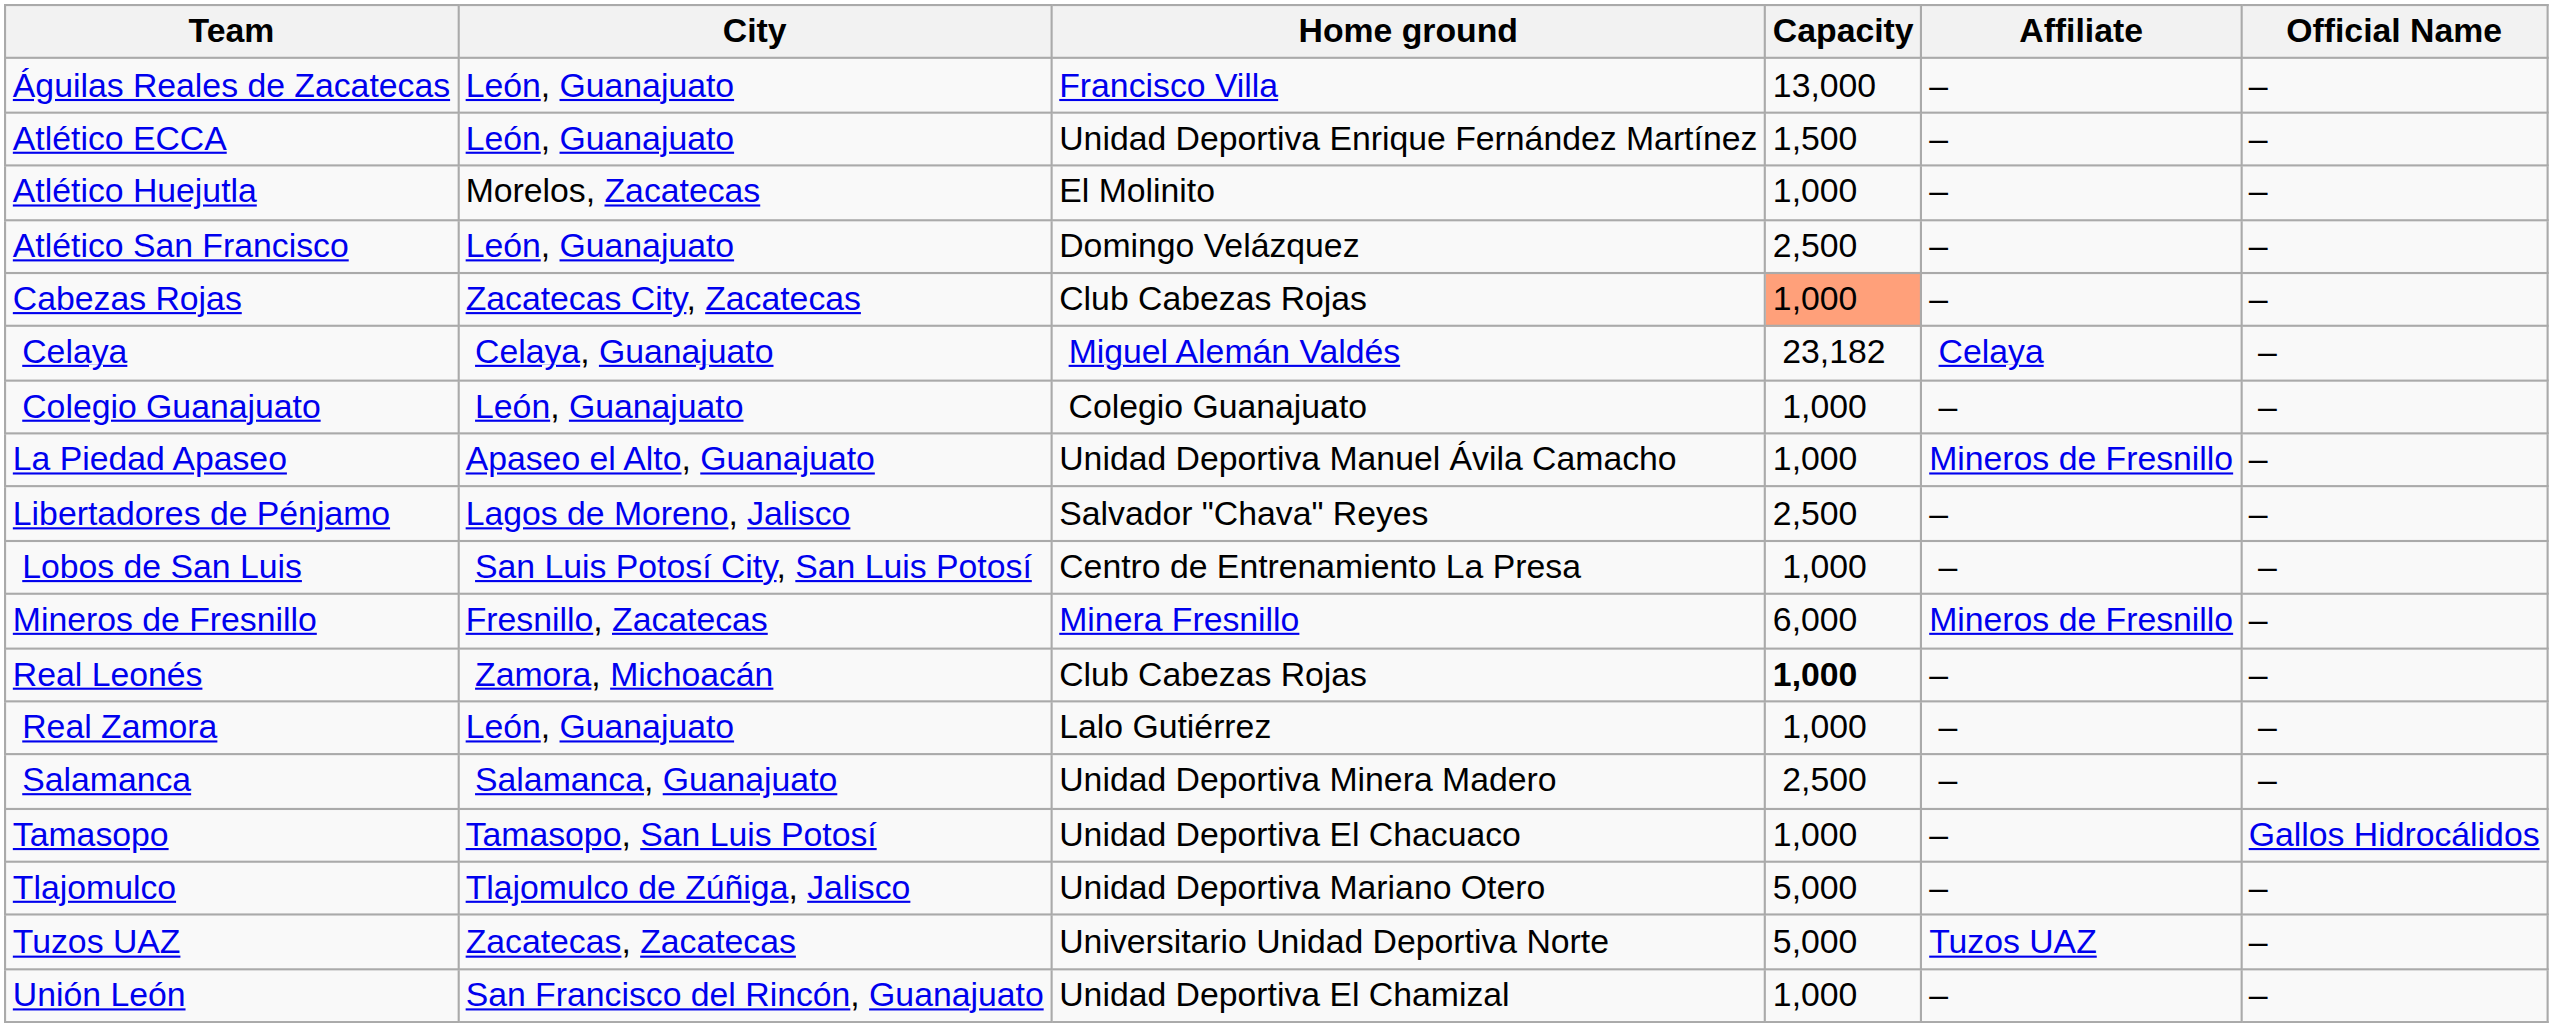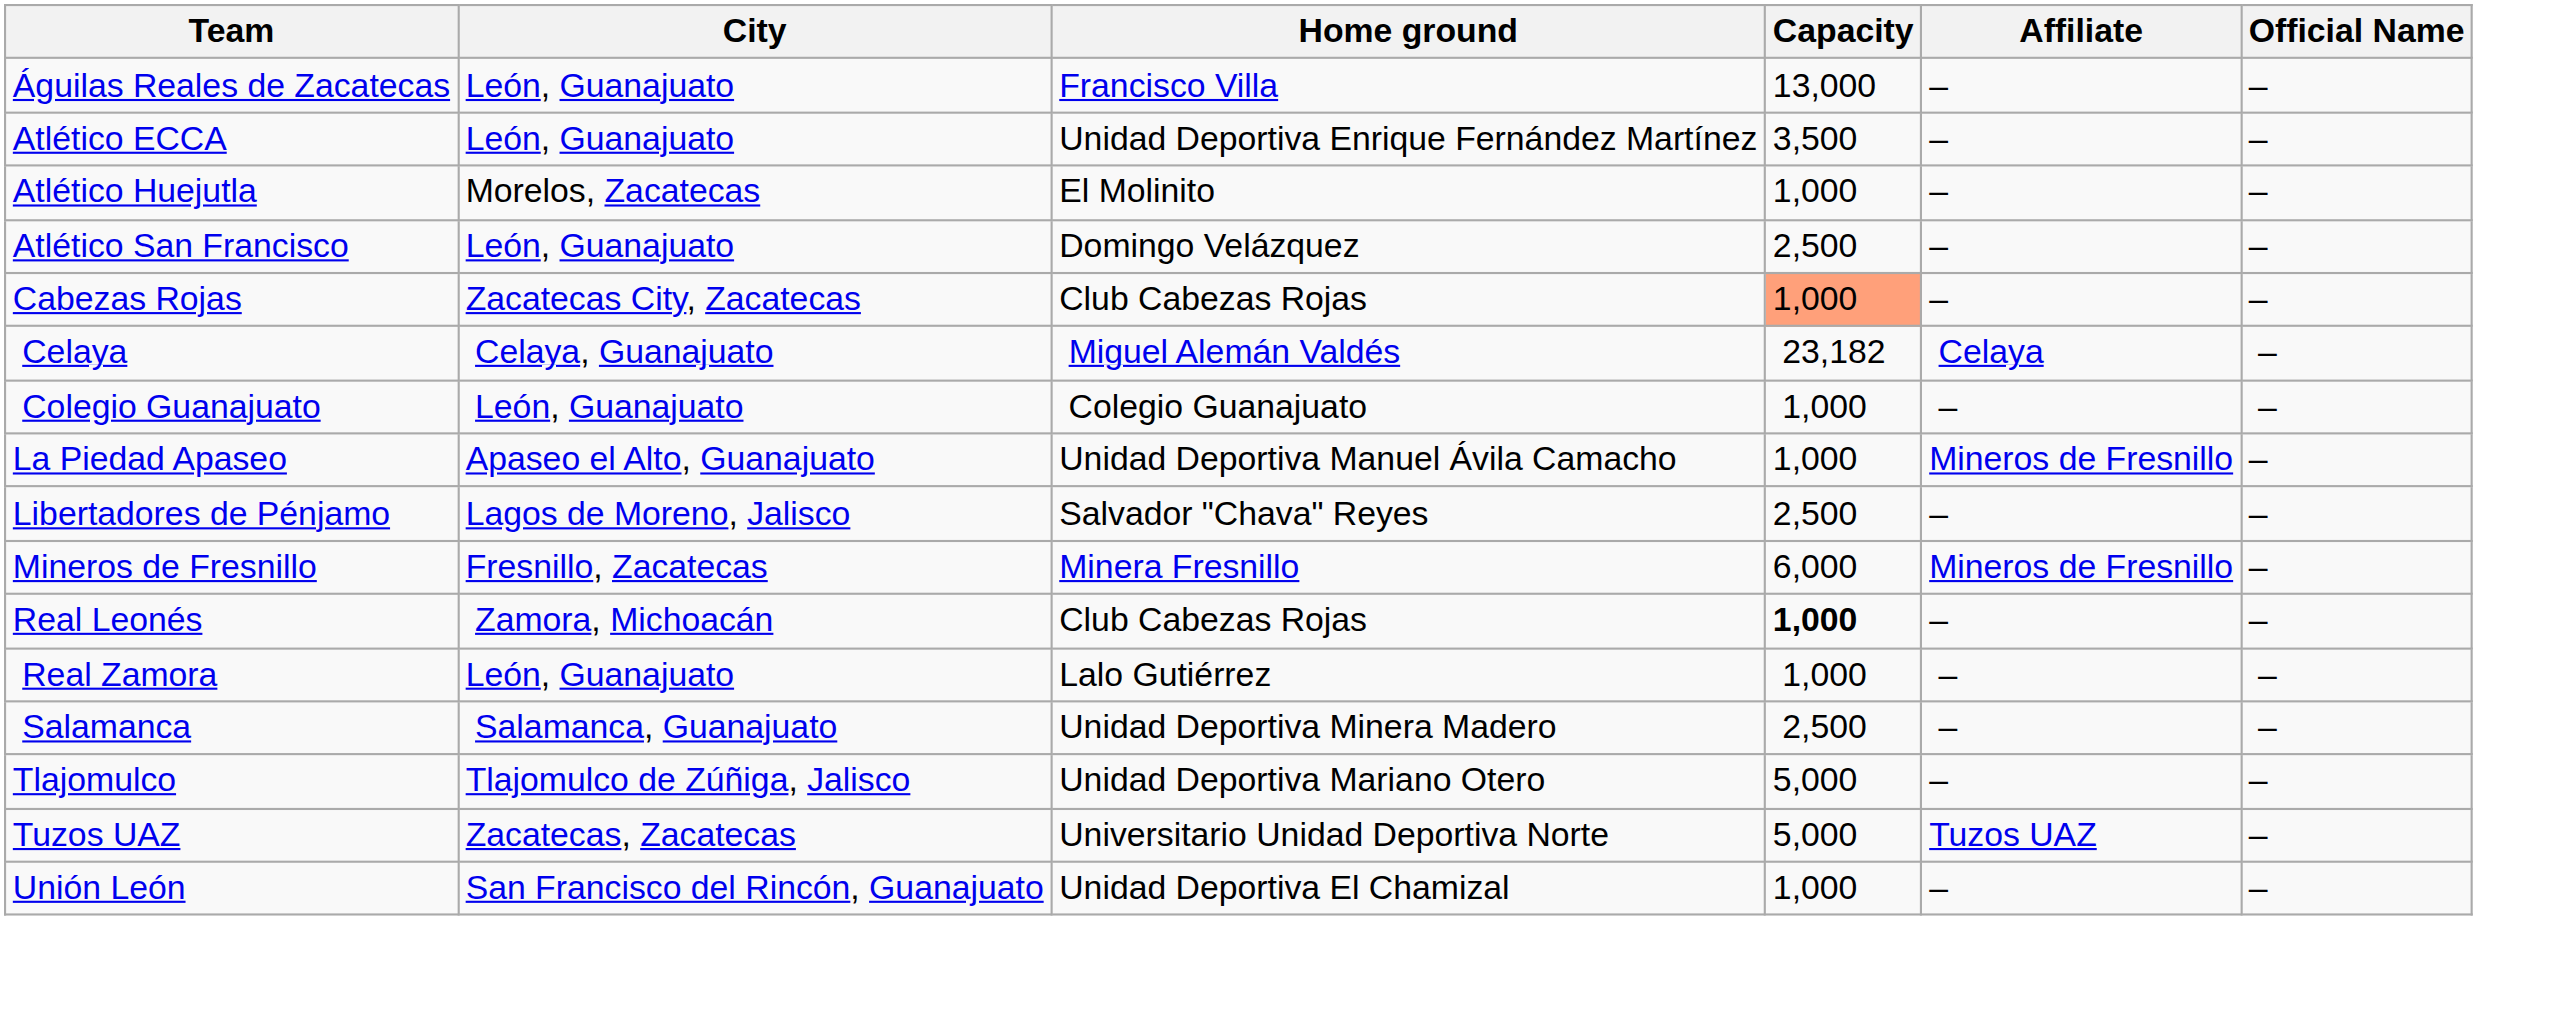(1815, 138) 1,500 -> (1815, 138) 3,500
- row: (162, 566)
- row: (91, 834)
